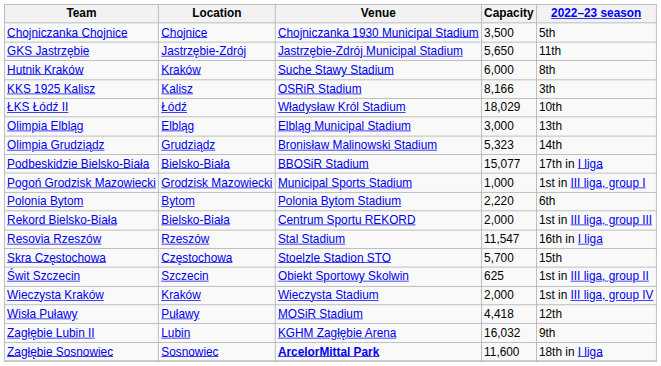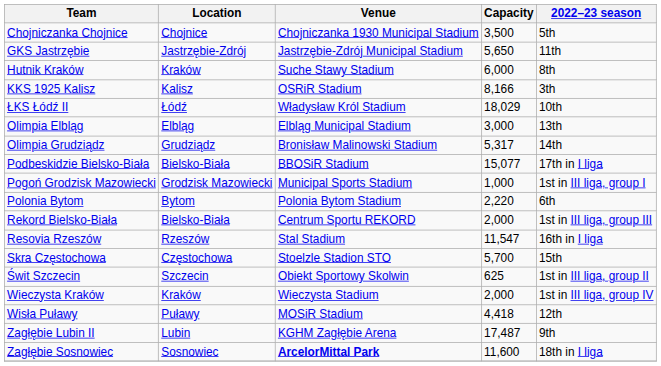(499, 145) 5,323 -> (499, 145) 5,317
(502, 333) 16,032 -> (502, 333) 17,487
